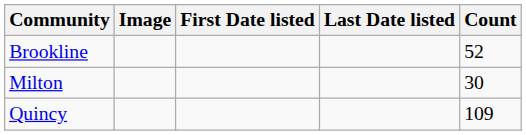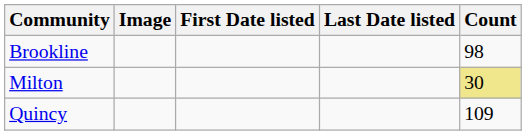(474, 51) 52 -> (474, 51) 98
(474, 82) no background -> (474, 82) khaki background
